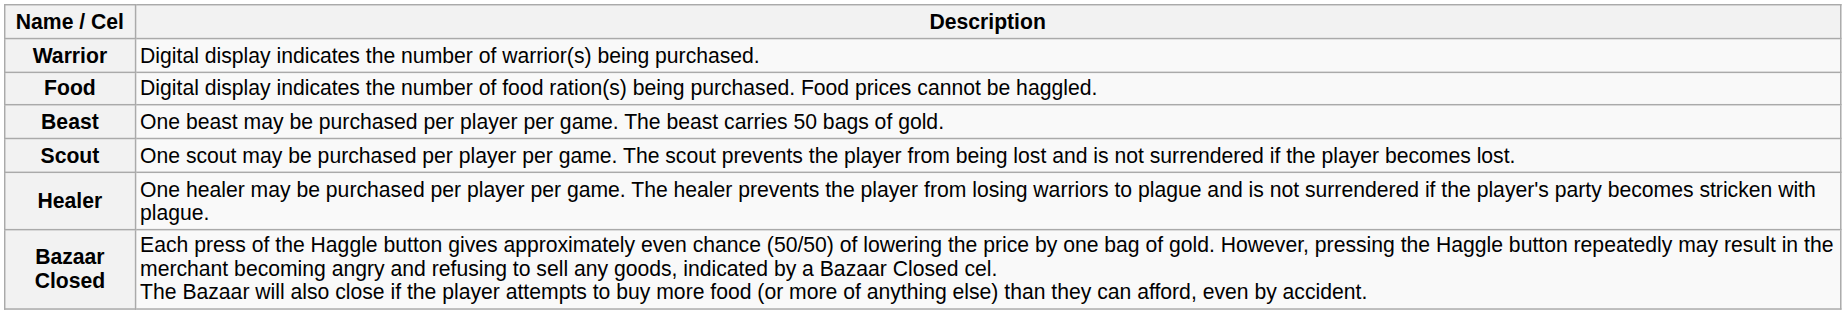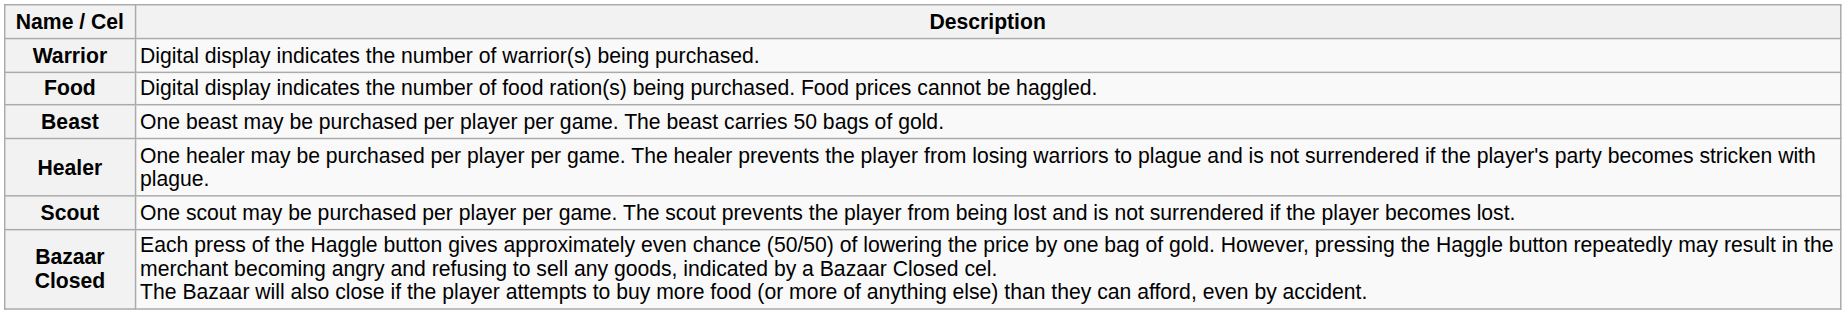rows swapped: (70, 156) <-> (70, 201)
